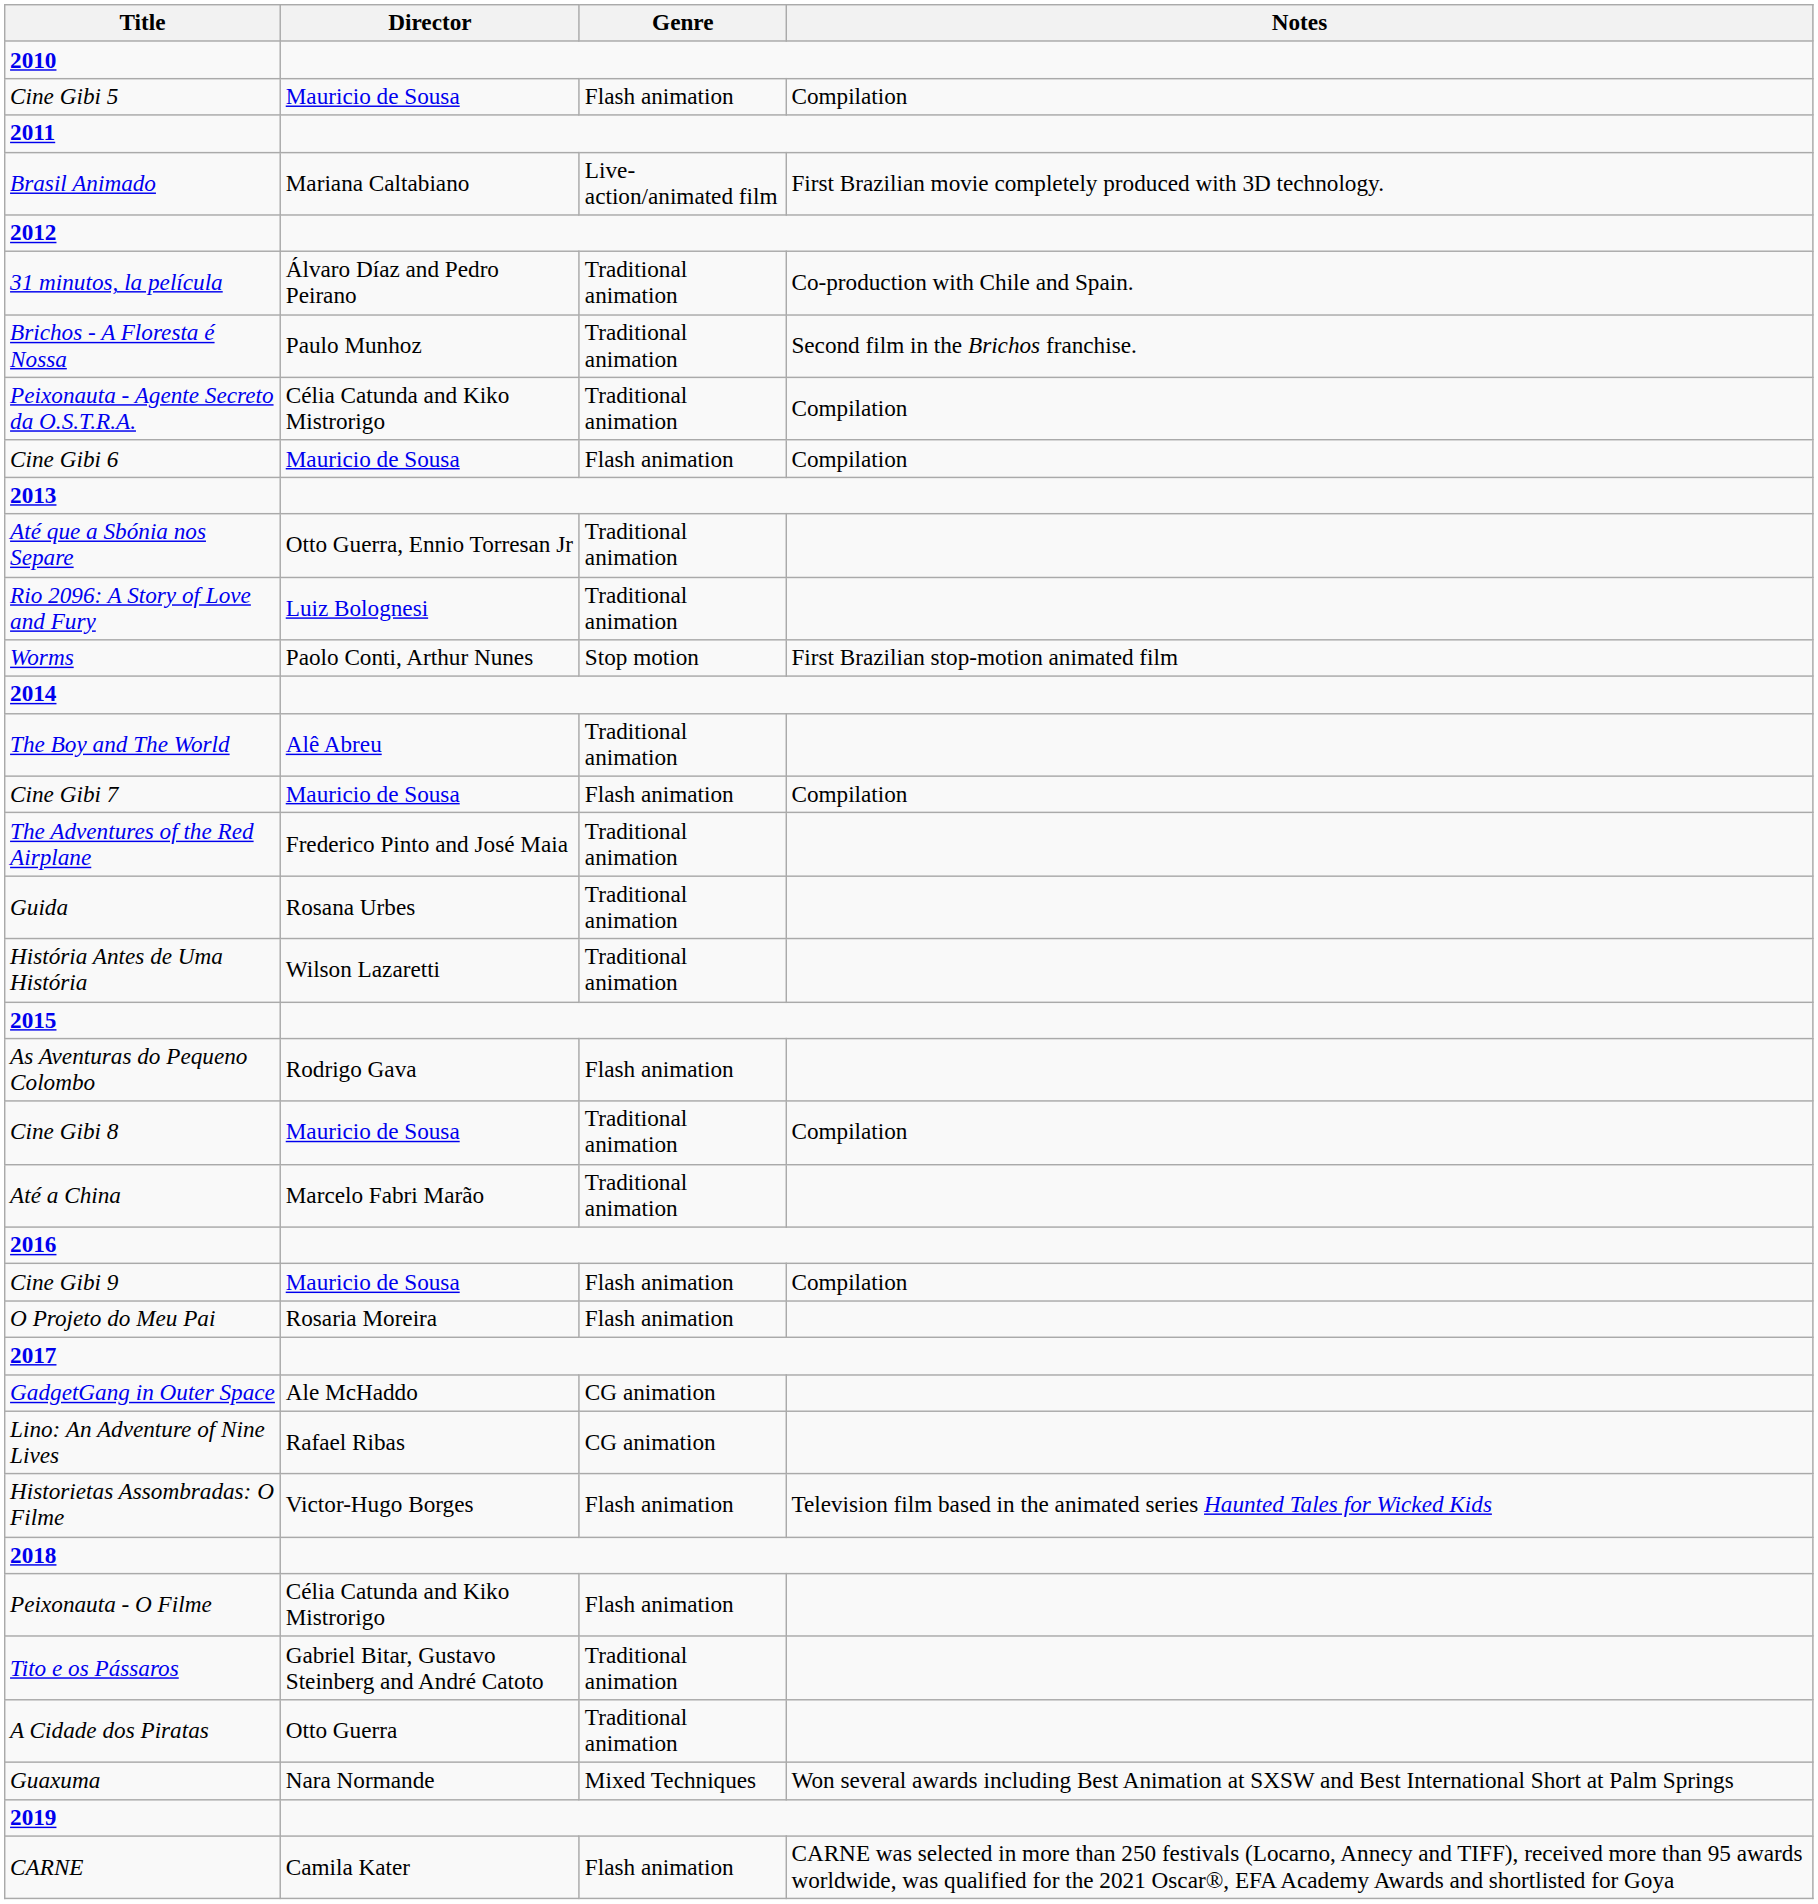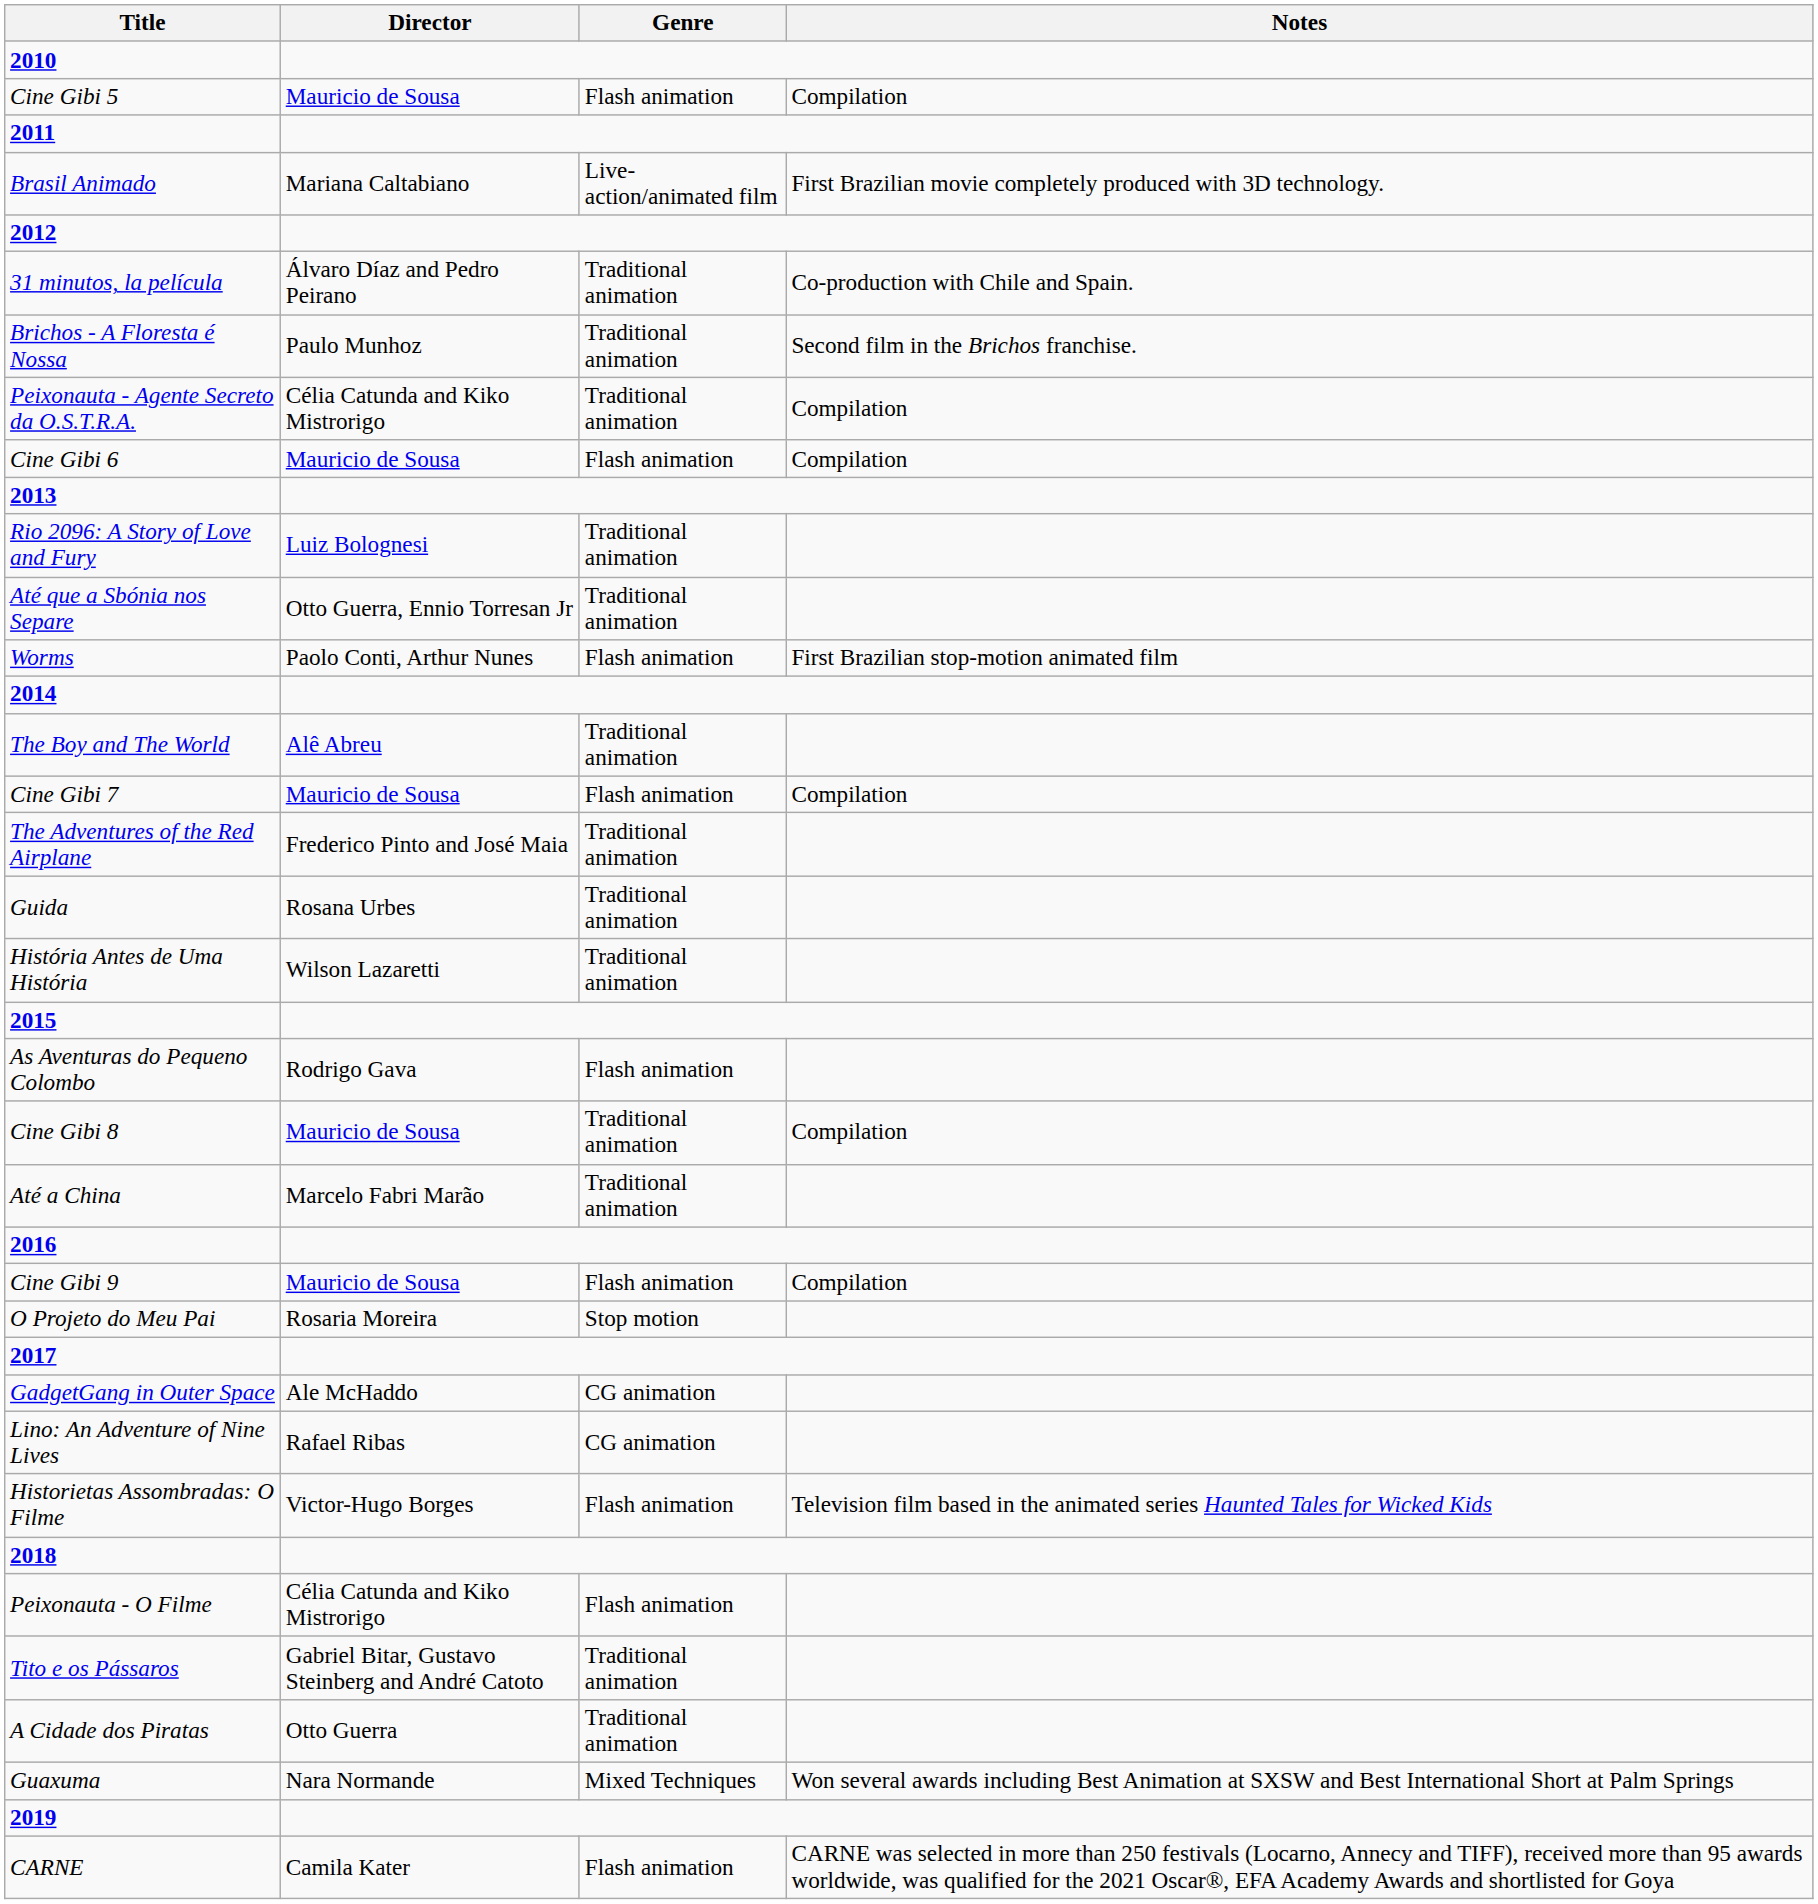rows swapped: (130, 607) <-> (108, 545)
(642, 657) Stop motion -> (659, 657) Flash animation
(659, 1318) Flash animation -> (642, 1318) Stop motion
